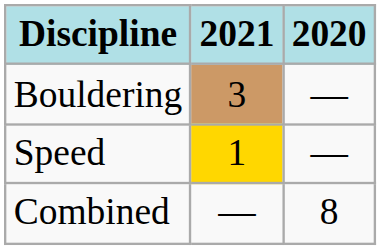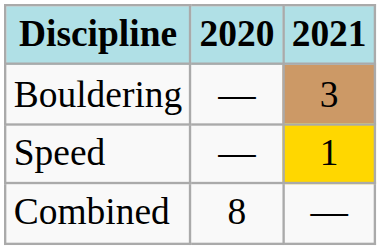columns swapped: (329, 34) <-> (237, 34)
